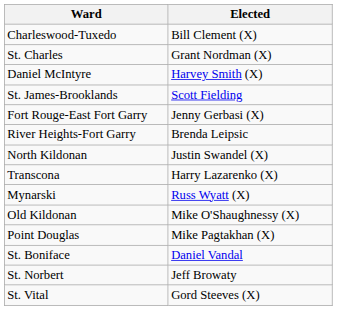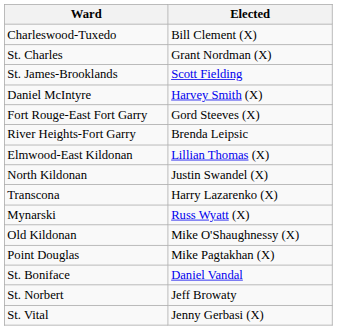rows swapped: (62, 94) <-> (49, 74)
(217, 114) Jenny Gerbasi (X) -> (215, 114) Gord Steeves (X)
+ row: (70, 154)
(215, 295) Gord Steeves (X) -> (217, 315) Jenny Gerbasi (X)
